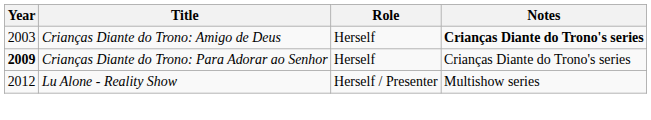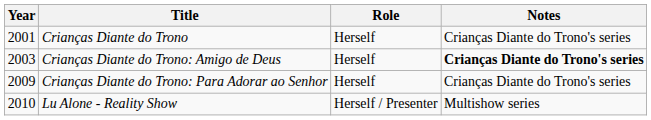+ row: (115, 37)
(22, 59) bold -> (22, 81) normal
(22, 81) 2012 -> (22, 103) 2010
